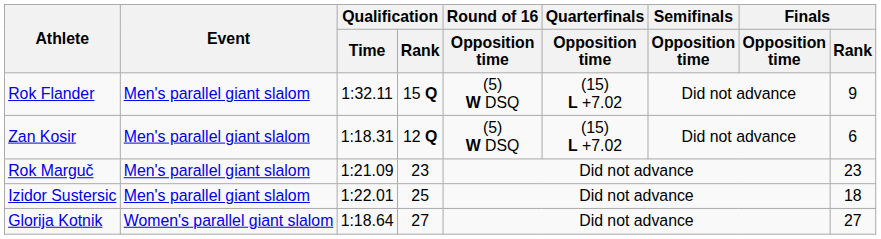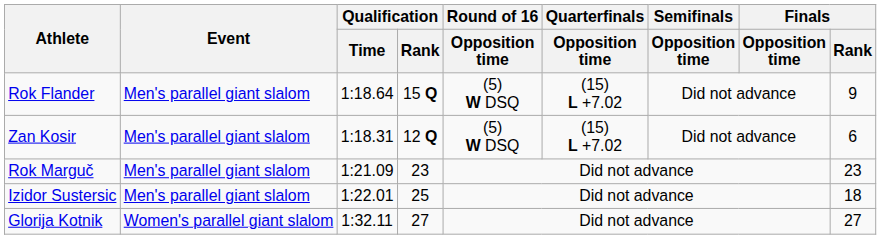(367, 94) 1:32.11 -> (367, 94) 1:18.64
(367, 221) 1:18.64 -> (367, 221) 1:32.11
